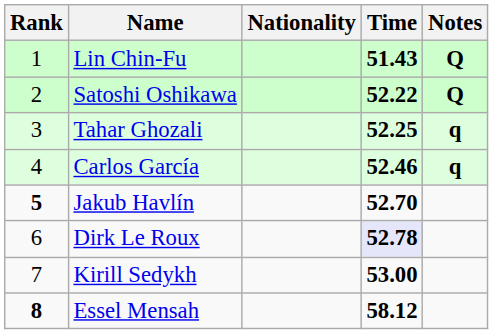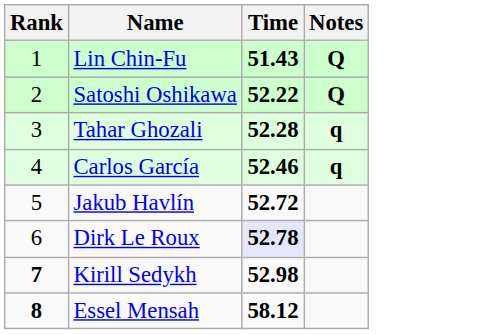- column: (302, 22)
(392, 130) 52.25 -> (273, 130) 52.28
(36, 202) bold -> (36, 202) normal
(392, 202) 52.70 -> (273, 202) 52.72
(36, 274) normal -> (36, 274) bold
(392, 274) 53.00 -> (273, 274) 52.98
